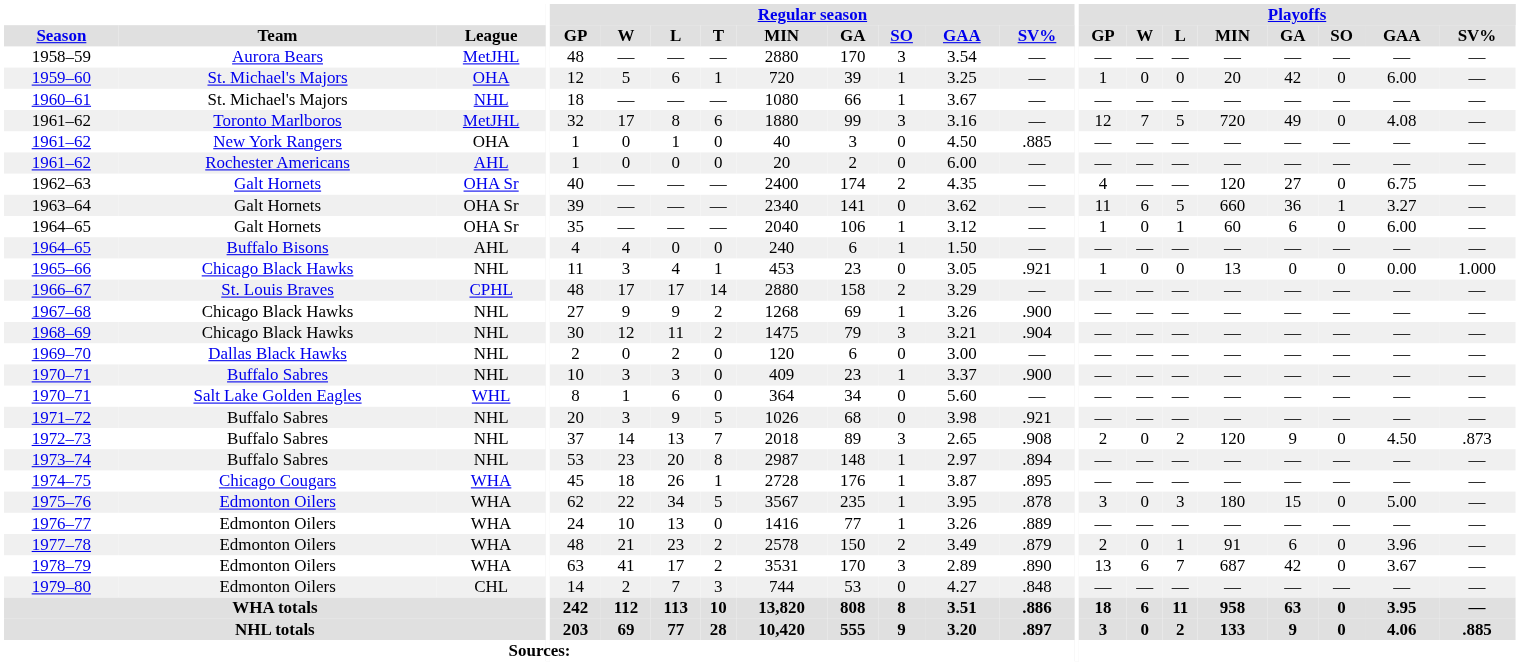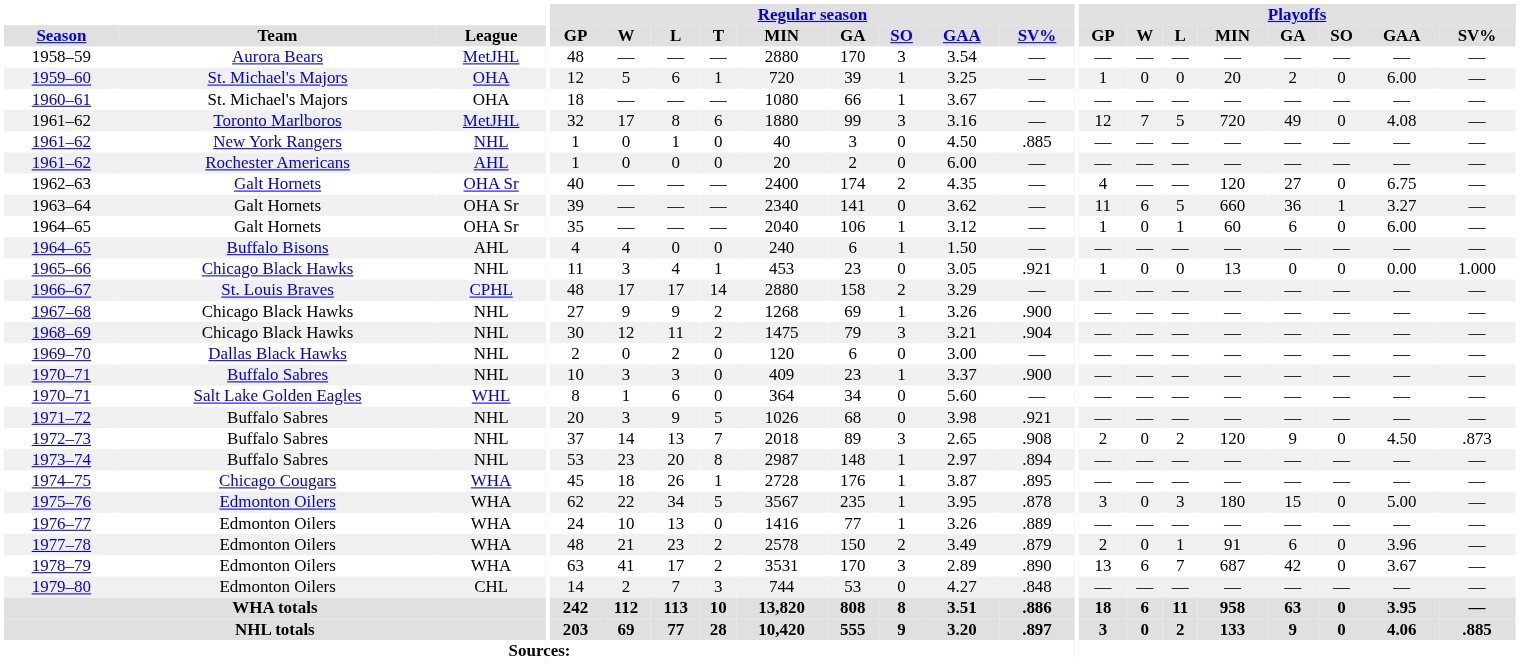(1293, 78) 42 -> (1293, 78) 2
(491, 99) NHL -> (491, 99) OHA
(491, 141) OHA -> (491, 141) NHL
